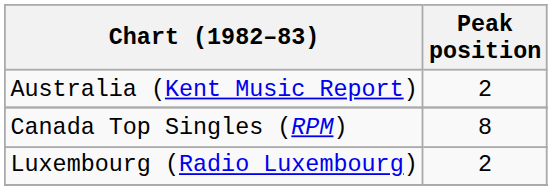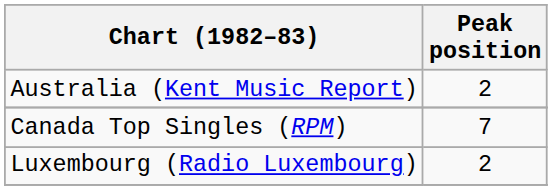(485, 127) 8 -> (485, 127) 7
